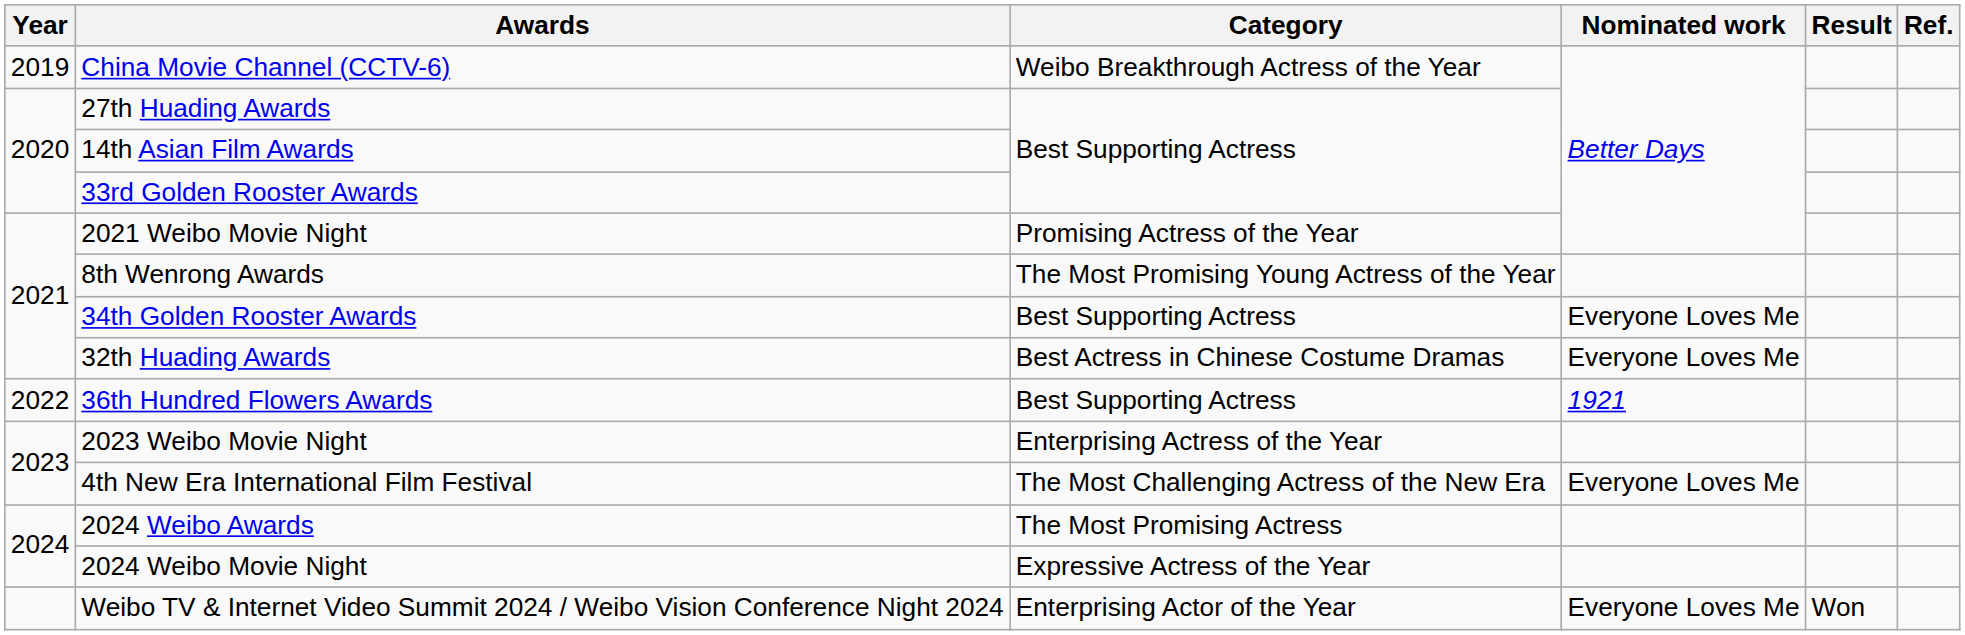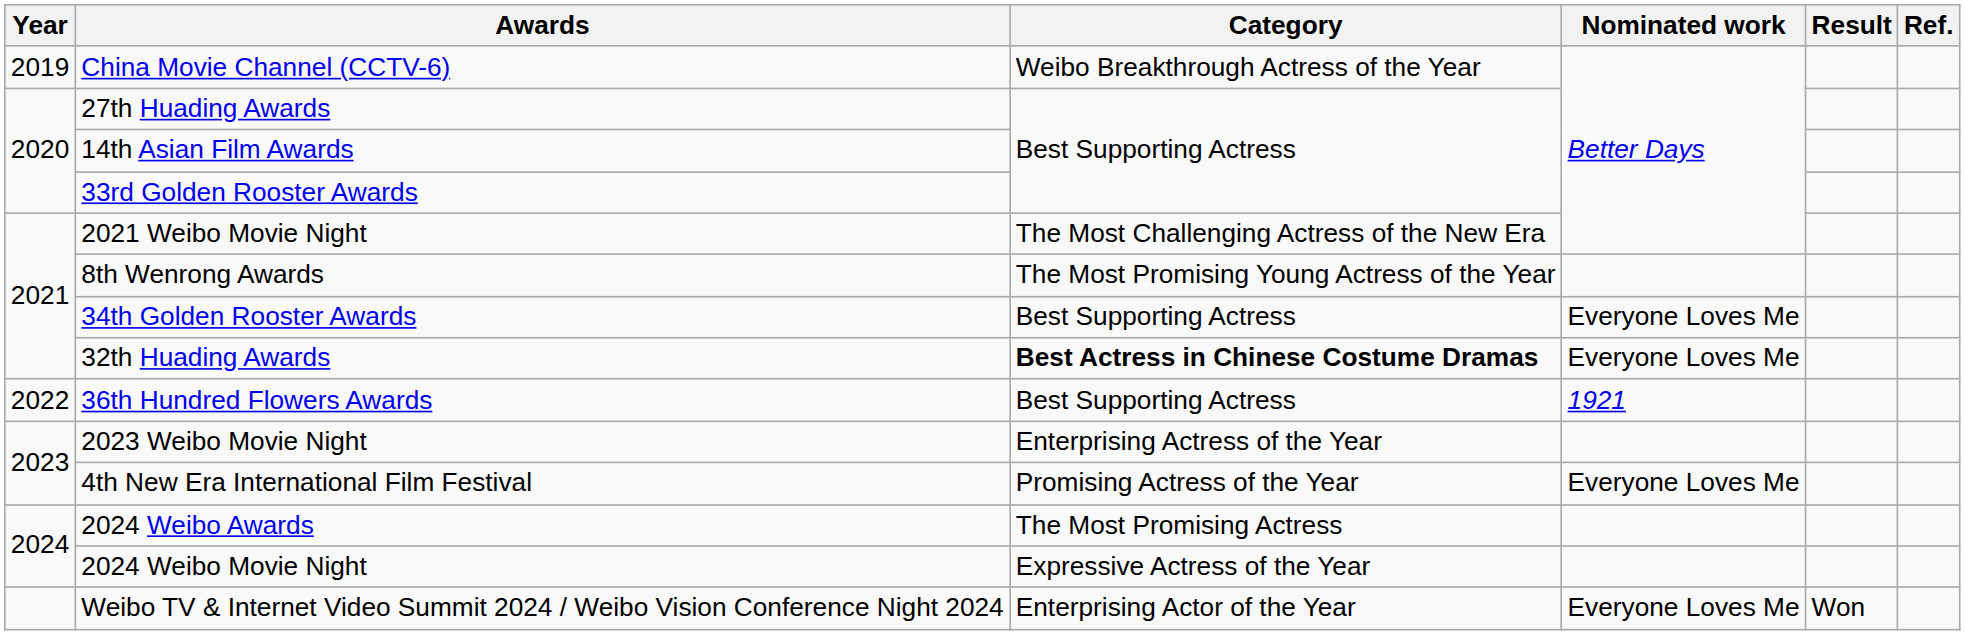(1187, 233) Promising Actress of the Year -> (1280, 233) The Most Challenging Actress of the New Era
(1260, 358) normal -> (1277, 358) bold
(1280, 483) The Most Challenging Actress of the New Era -> (1187, 483) Promising Actress of the Year
